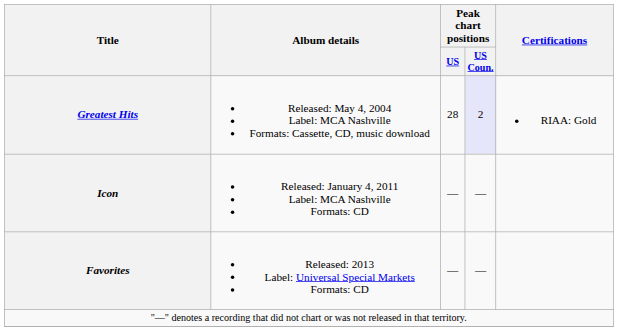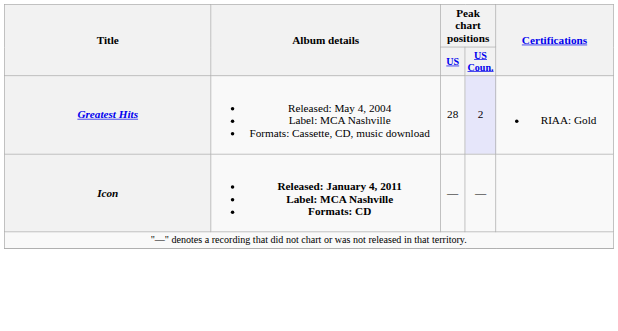(326, 199) normal -> (326, 199) bold
- row: (108, 270)
